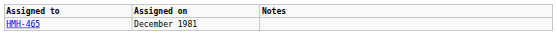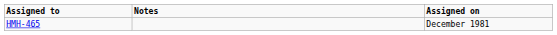columns swapped: (161, 11) <-> (274, 11)
